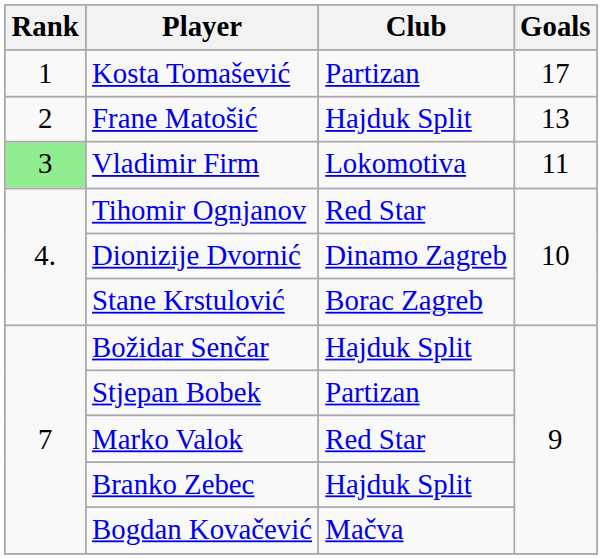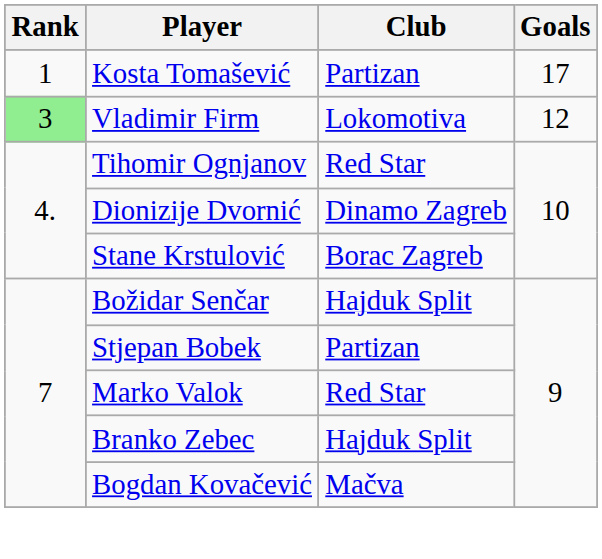- row: (175, 118)
(555, 164) 11 -> (555, 118) 12
